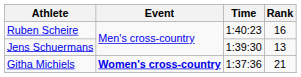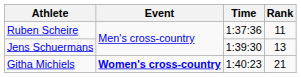(244, 30) 1:40:23 -> (244, 30) 1:37:36
(280, 30) 16 -> (280, 30) 11
(244, 64) 1:37:36 -> (244, 64) 1:40:23
